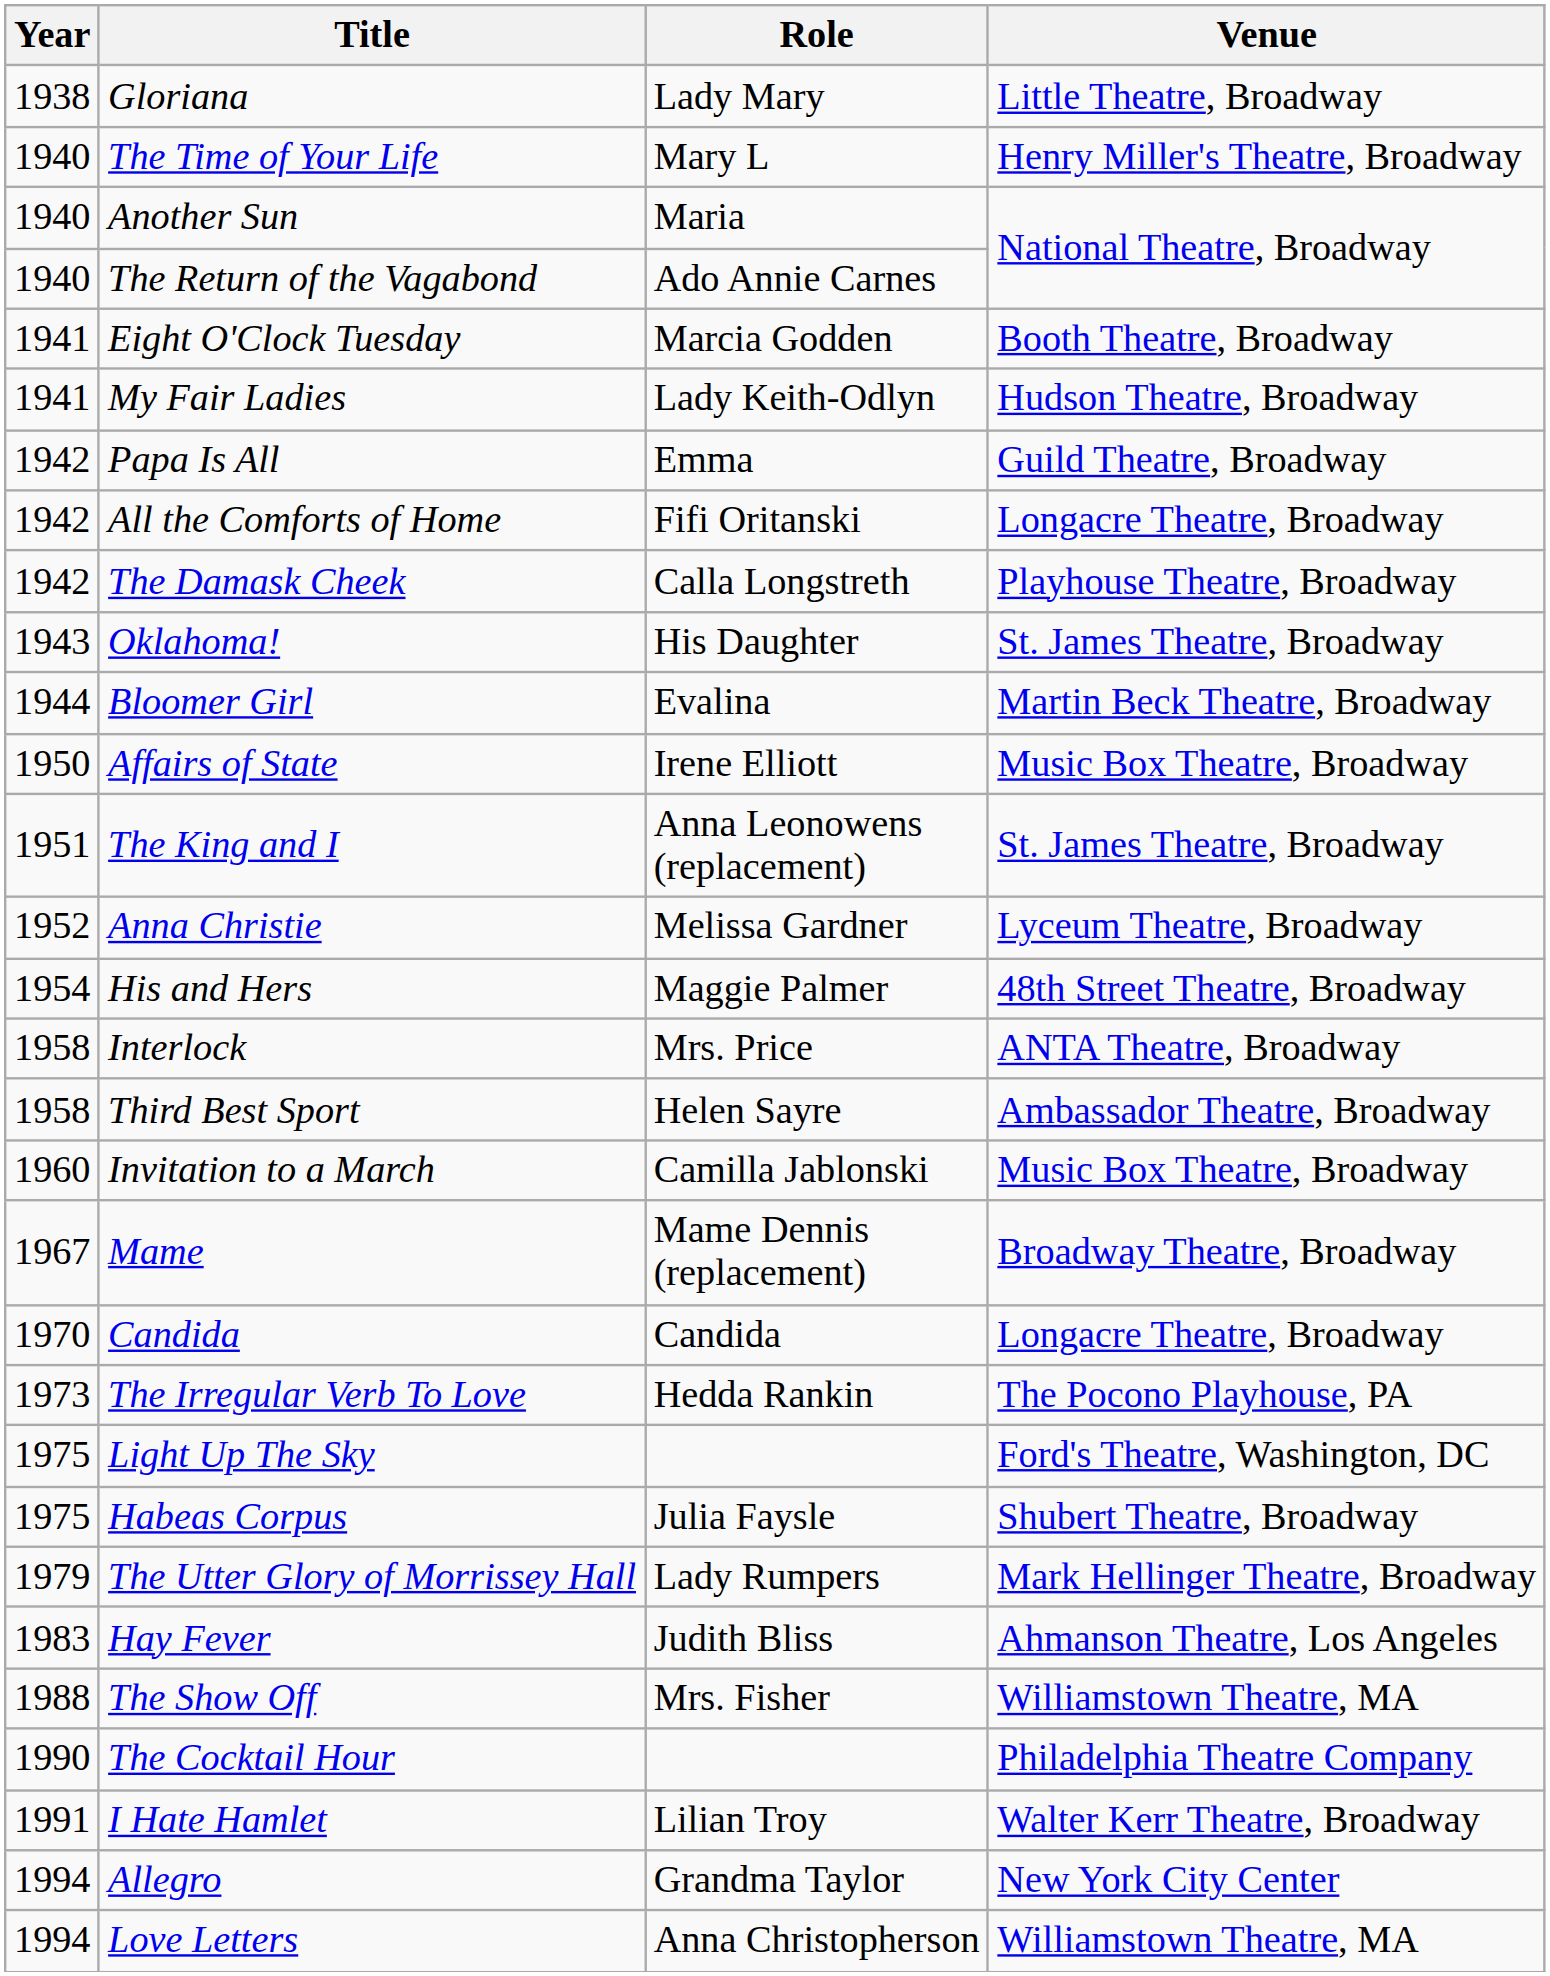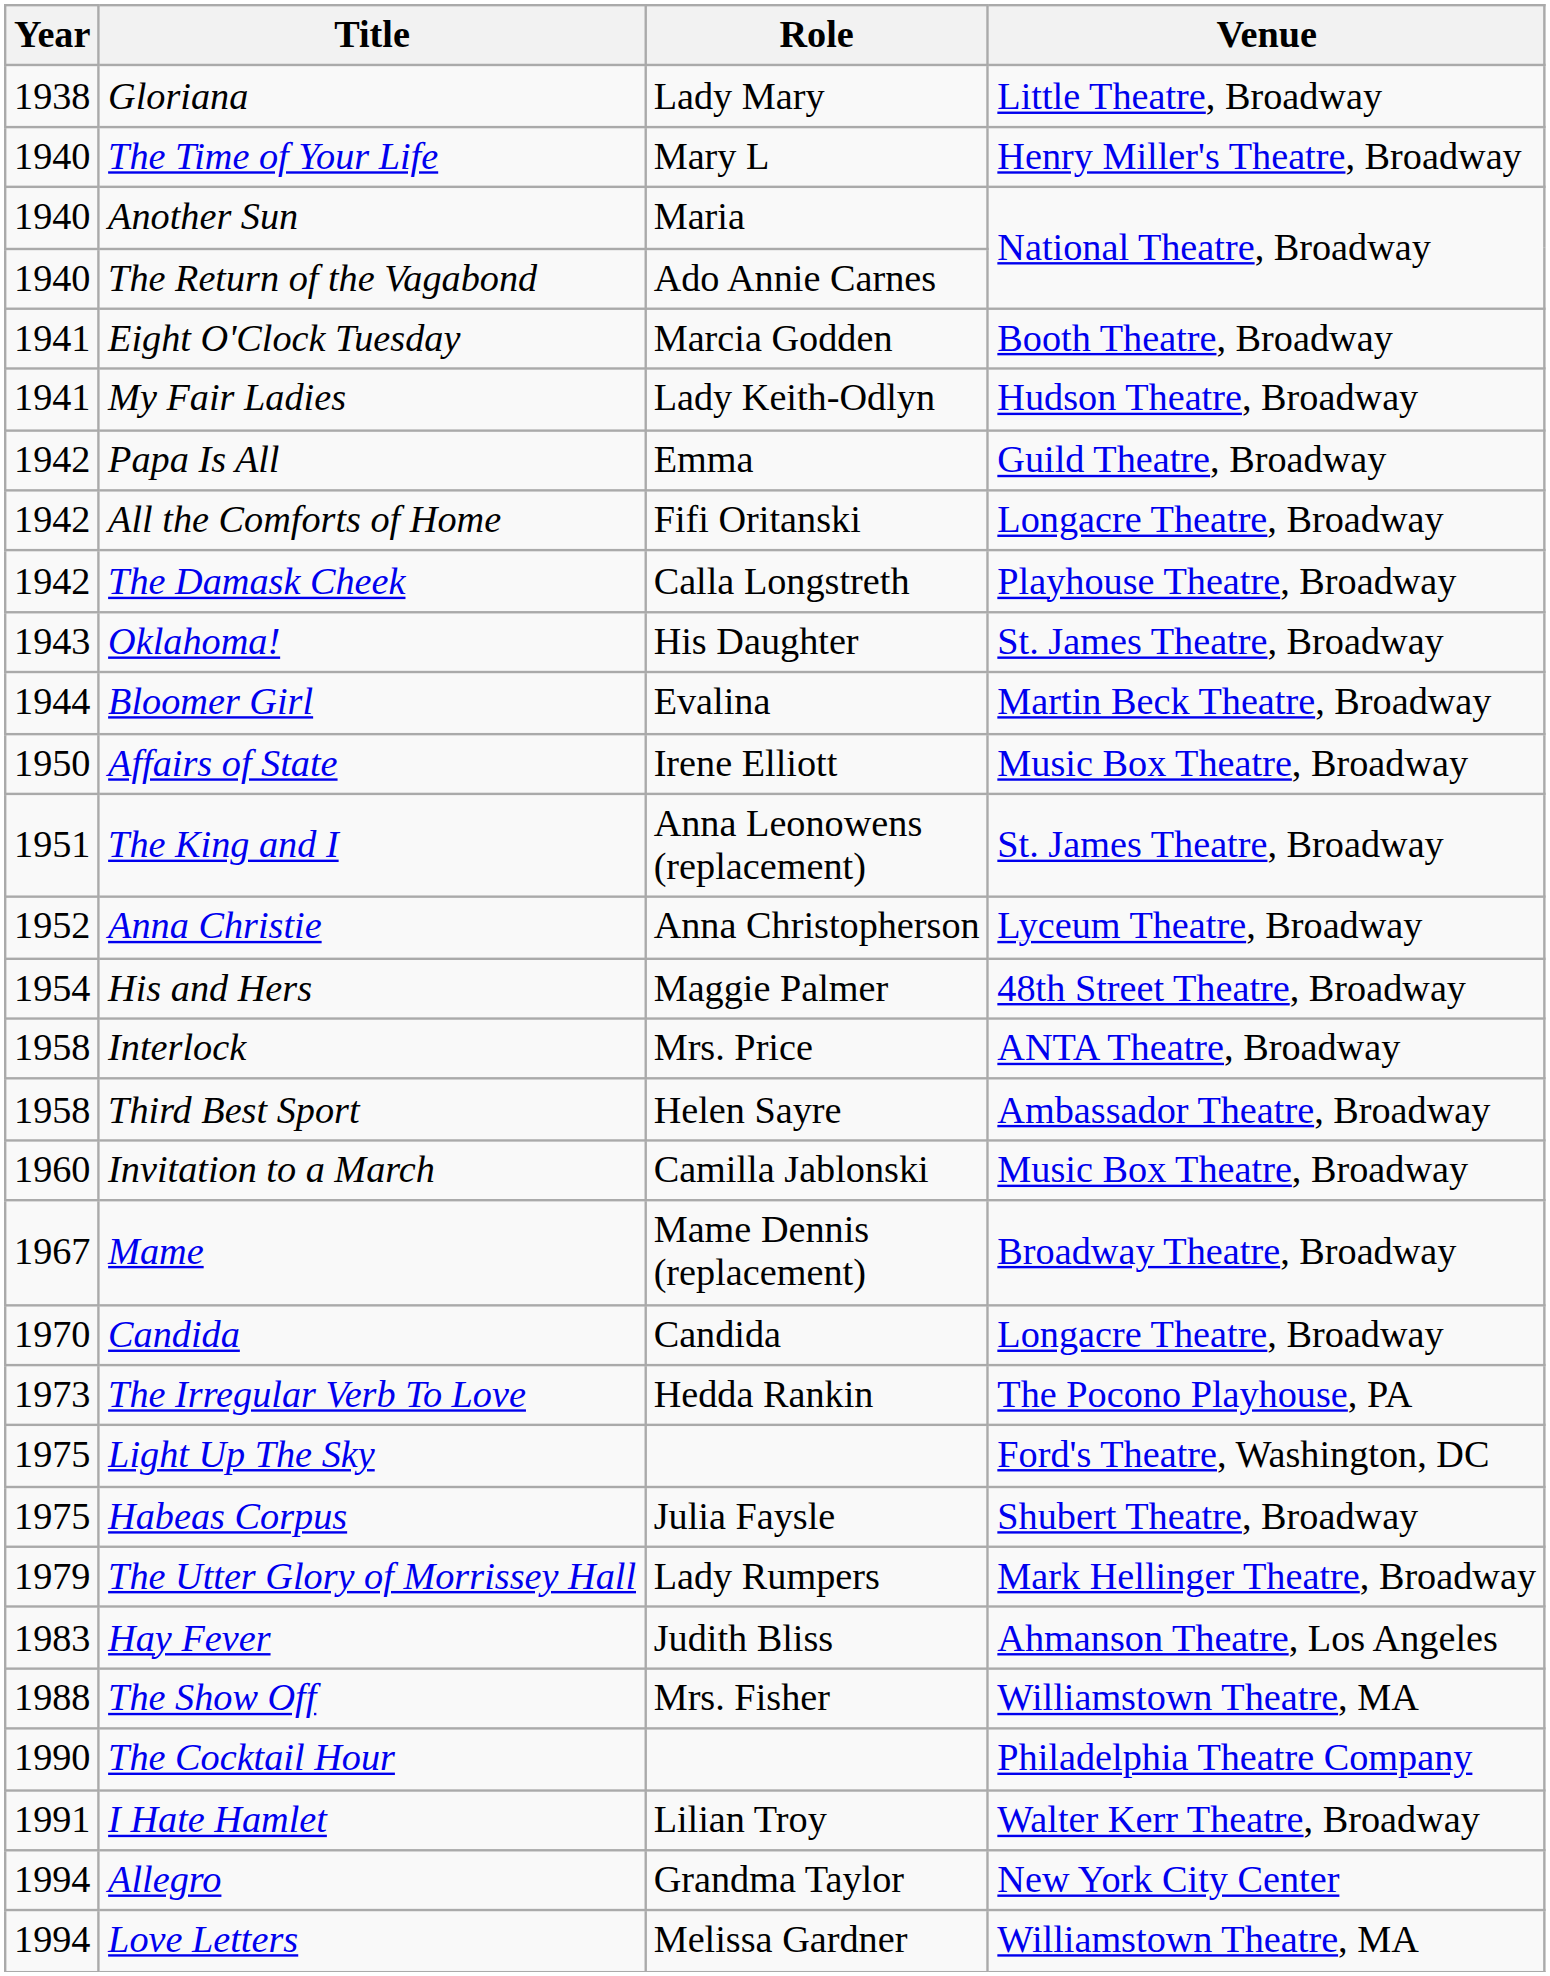(781, 926) Melissa Gardner -> (817, 926) Anna Christopherson
(817, 1940) Anna Christopherson -> (781, 1940) Melissa Gardner
